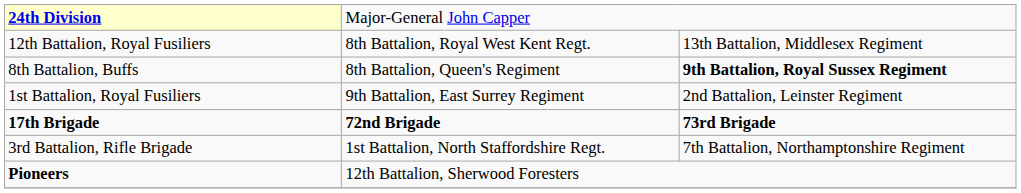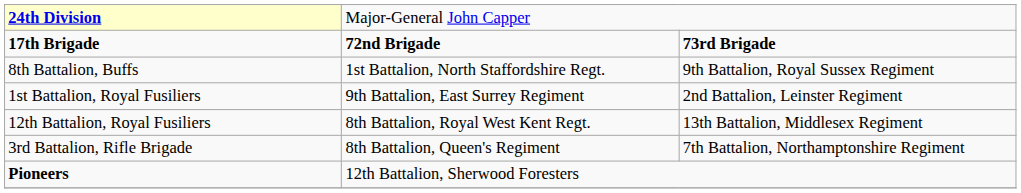rows swapped: (54, 122) <-> (109, 43)
(453, 69) 8th Battalion, Queen's Regiment -> (475, 69) 1st Battalion, North Staffordshire Regt.
(815, 69) bold -> (808, 69) normal
(475, 148) 1st Battalion, North Staffordshire Regt. -> (453, 148) 8th Battalion, Queen's Regiment
